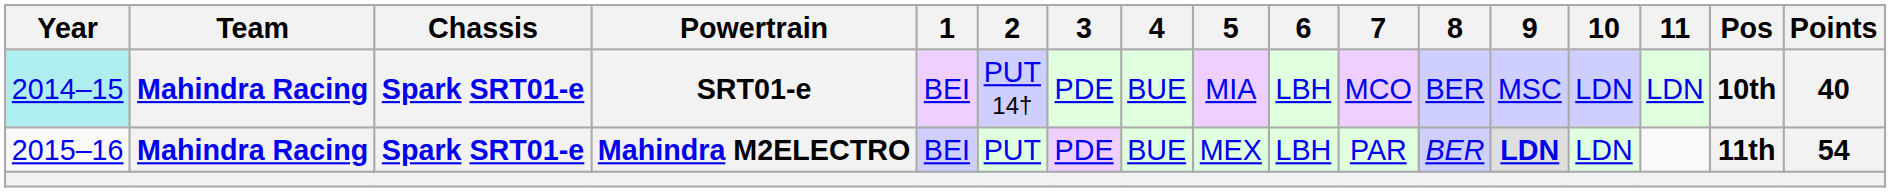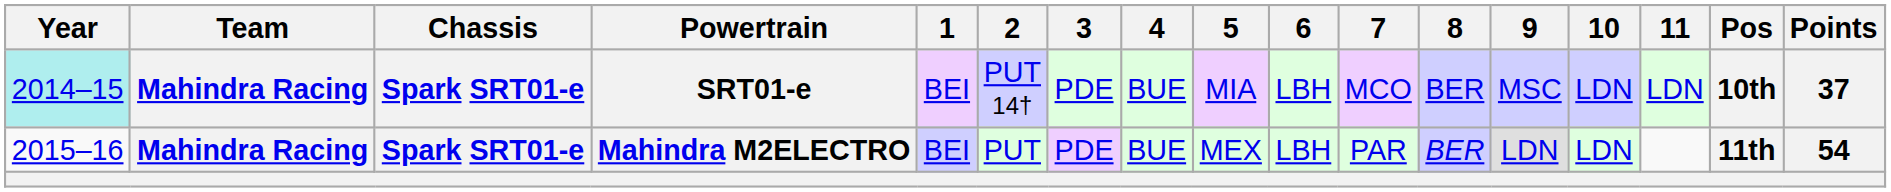(1834, 88) 40 -> (1834, 88) 37
(1530, 149) bold -> (1530, 149) normal
